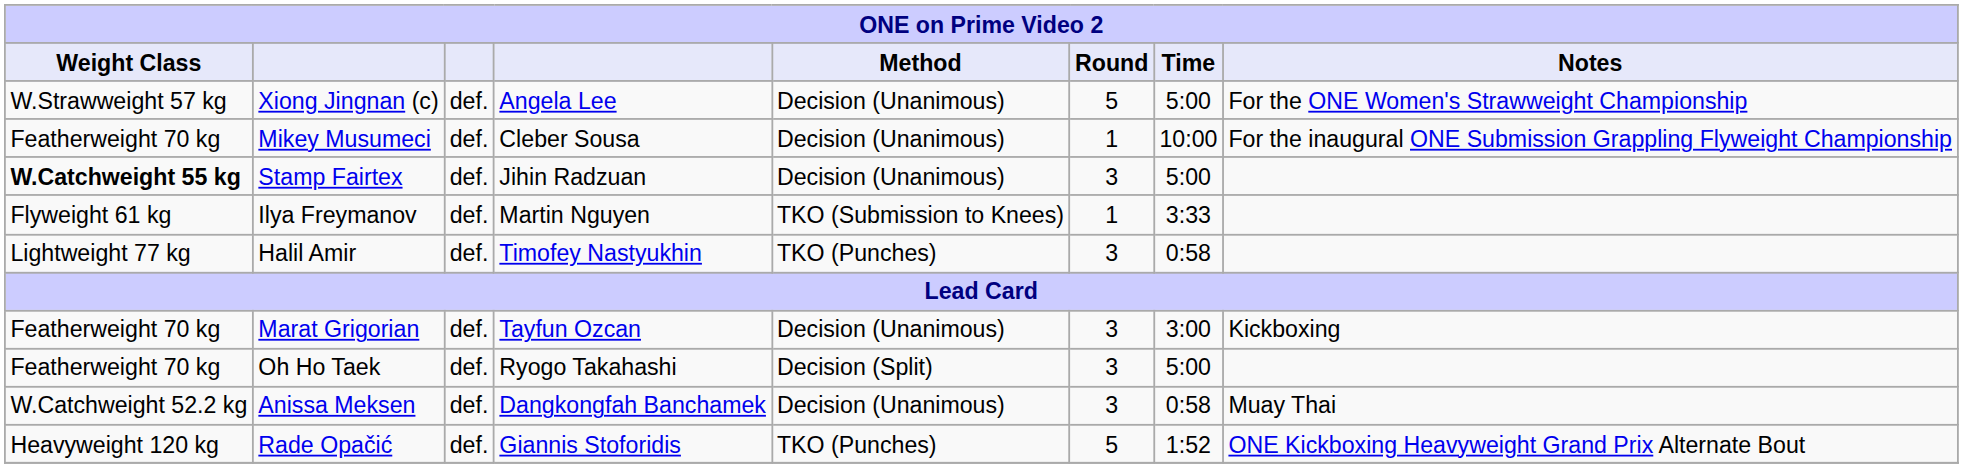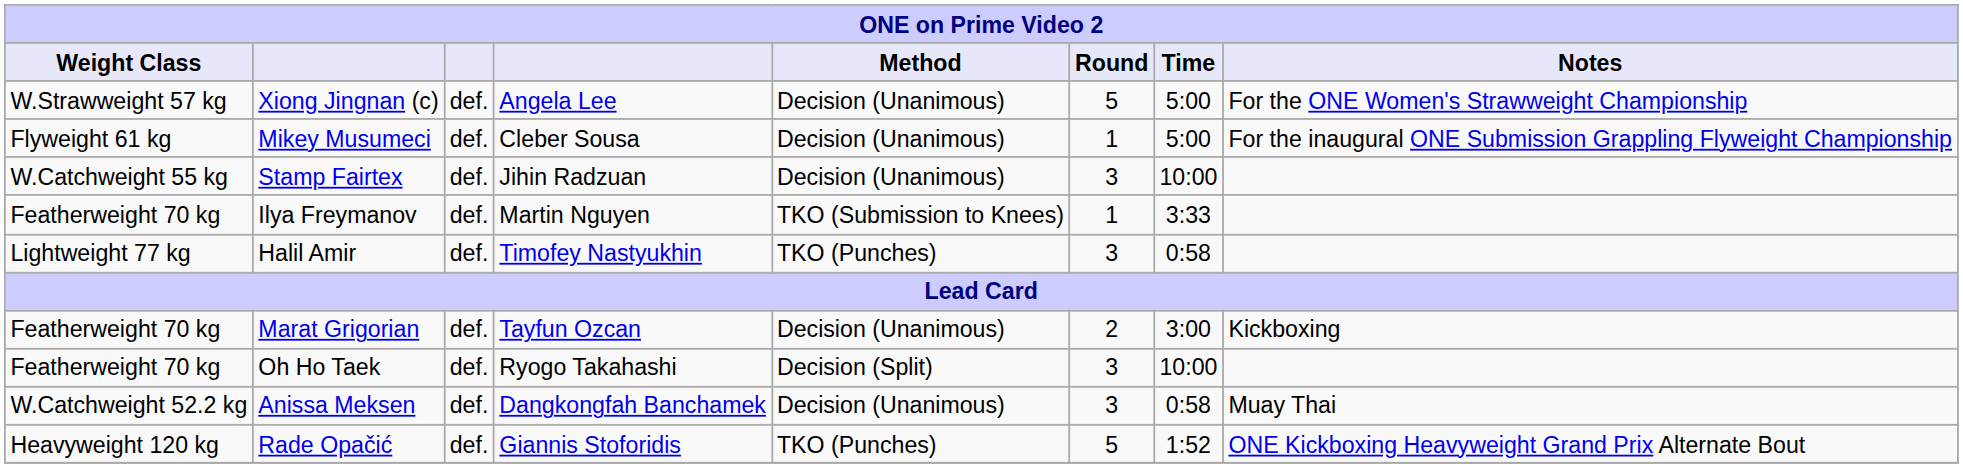(115, 138) Featherweight 70 kg -> (91, 138) Flyweight 61 kg
(1188, 138) 10:00 -> (1188, 138) 5:00
(126, 177) bold -> (119, 177) normal
(1188, 177) 5:00 -> (1188, 177) 10:00
(91, 215) Flyweight 61 kg -> (115, 215) Featherweight 70 kg
(1112, 329) 3 -> (1112, 329) 2
(1188, 367) 5:00 -> (1188, 367) 10:00
